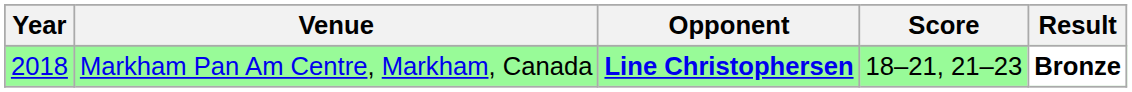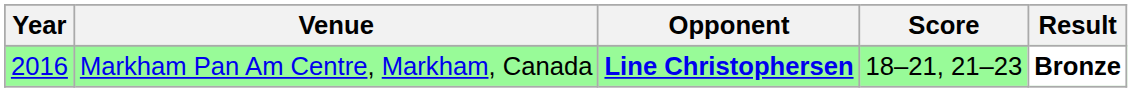(39, 66) 2018 -> (39, 66) 2016
